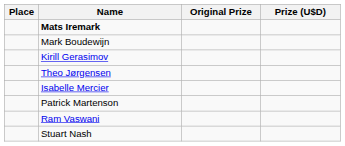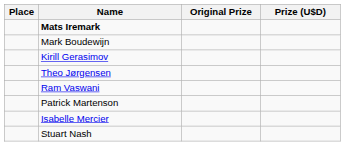rows swapped: (70, 118) <-> (75, 88)
